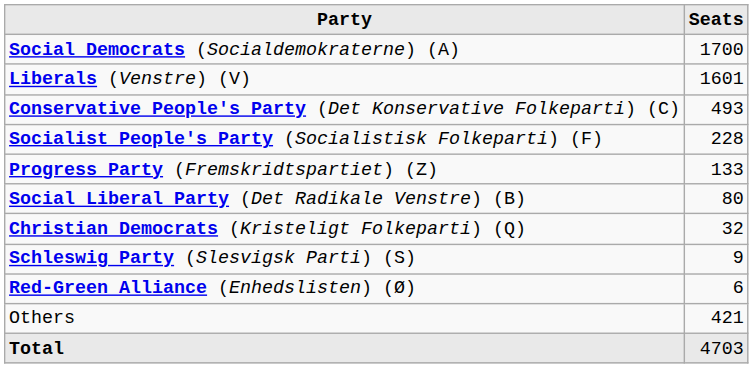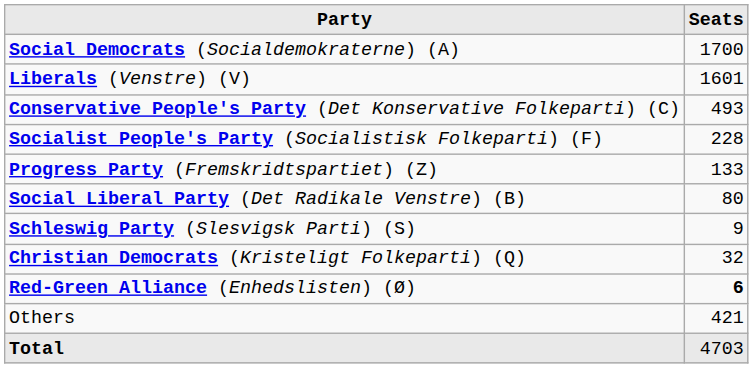rows swapped: (268, 229) <-> (213, 259)
(738, 289) normal -> (738, 289) bold
